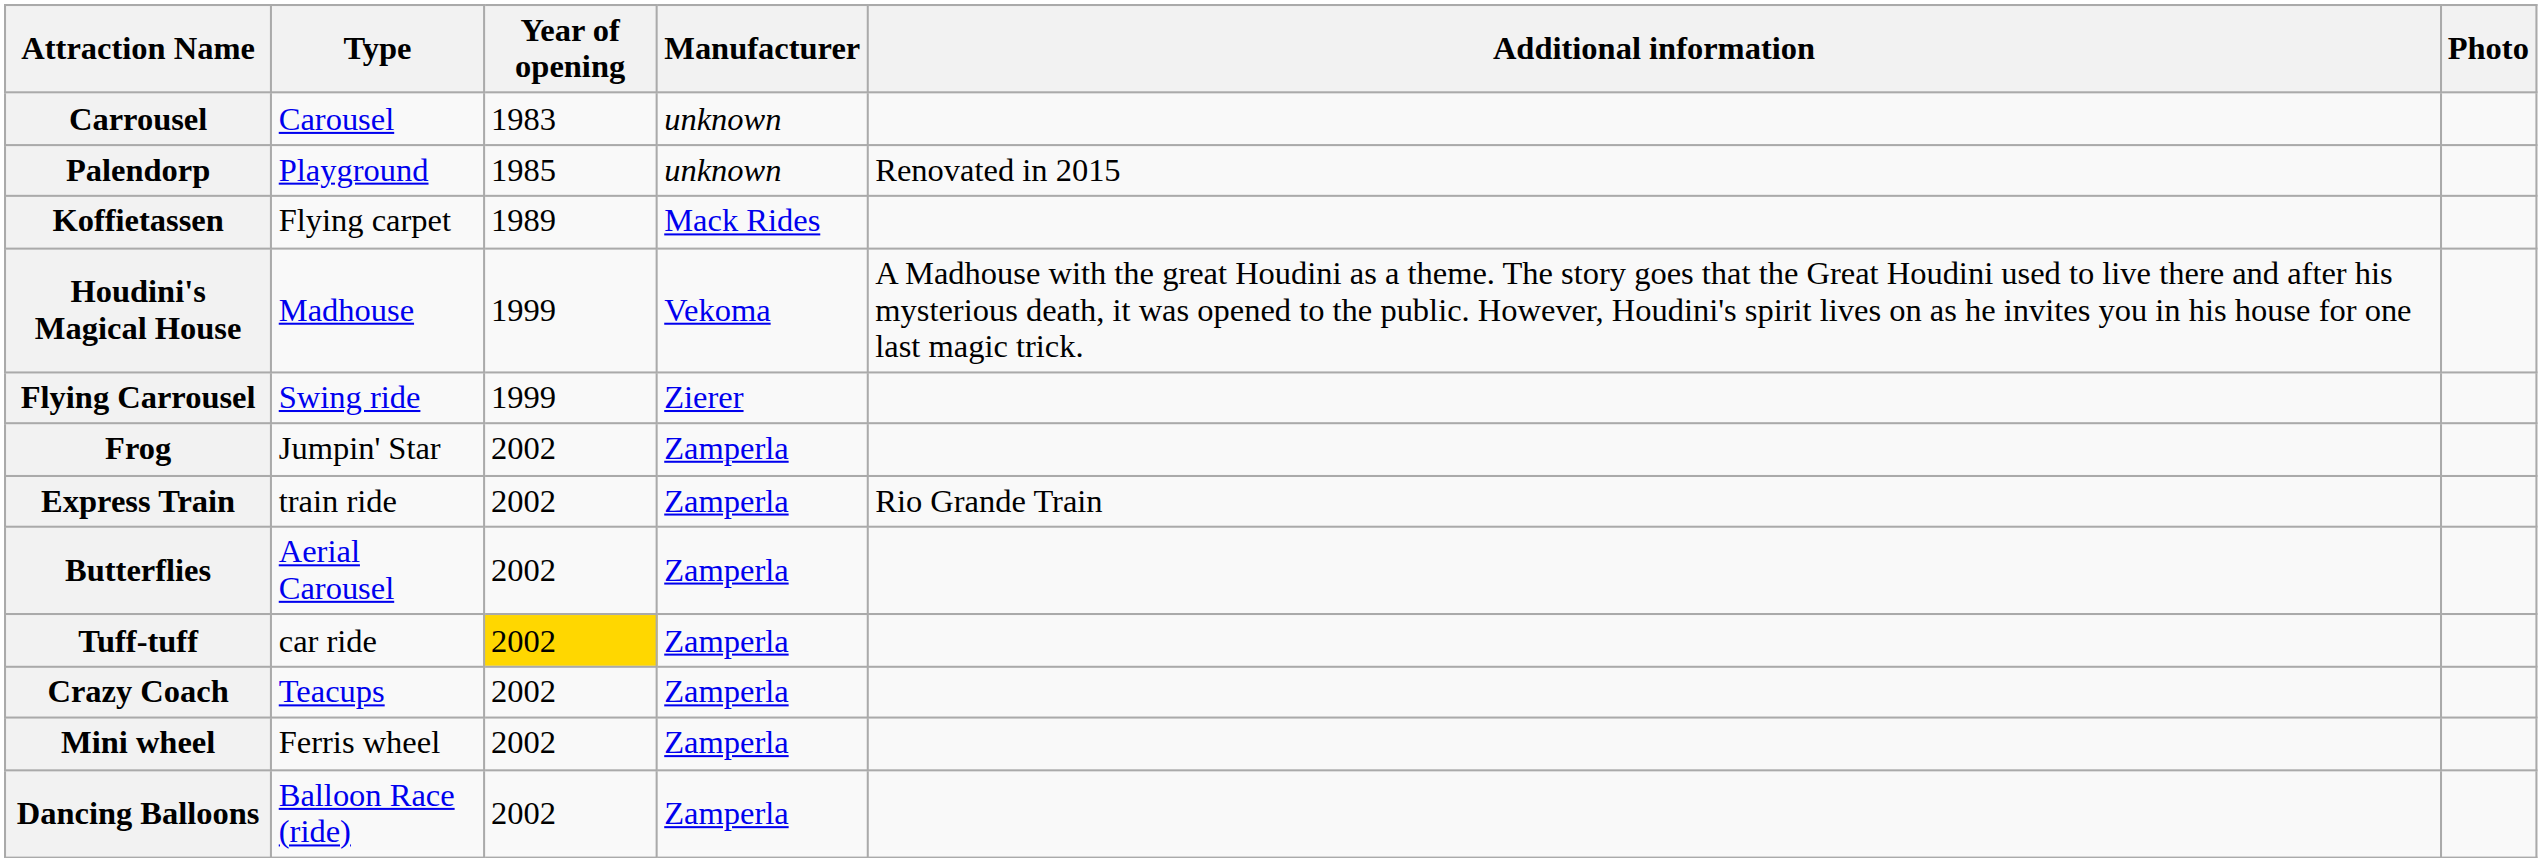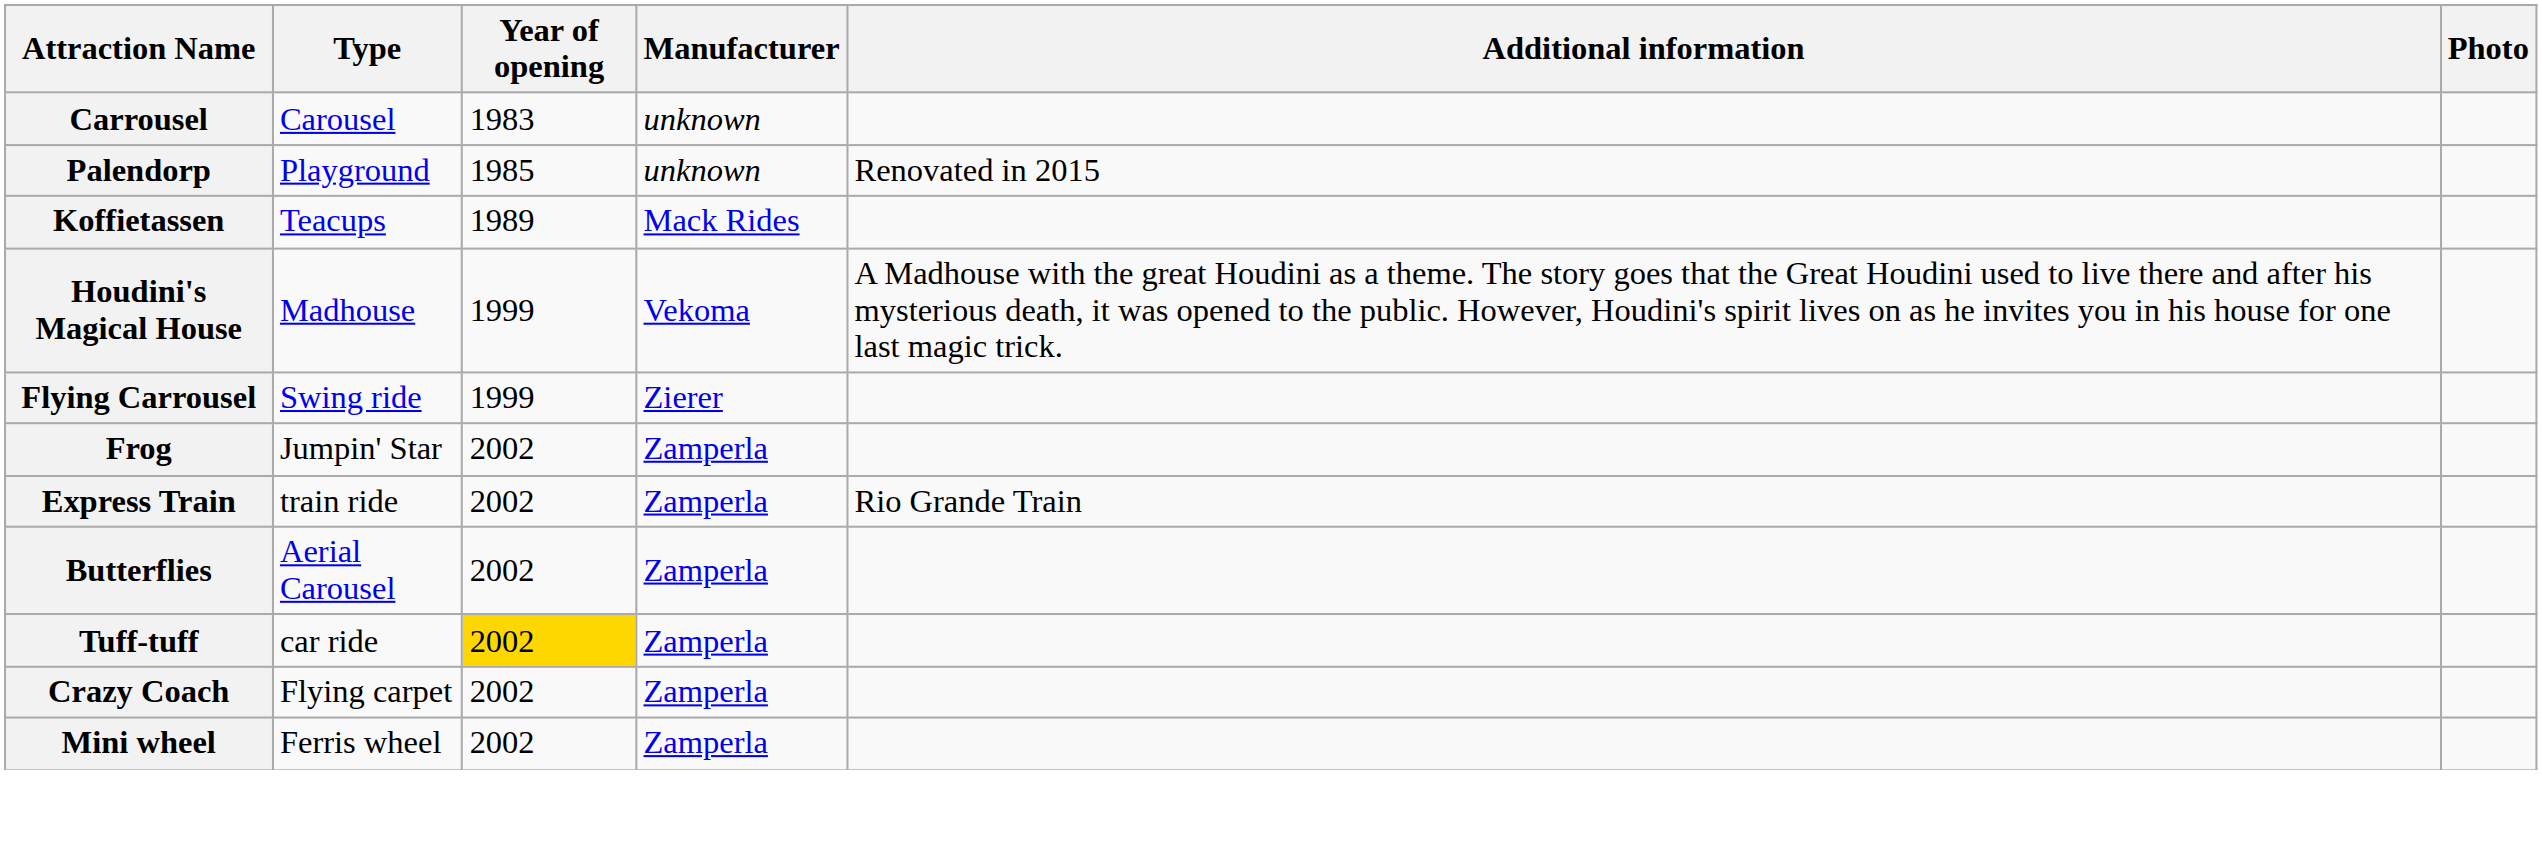(365, 221) Flying carpet -> (333, 221) Teacups
(332, 691) Teacups -> (366, 691) Flying carpet
- row: (138, 812)
